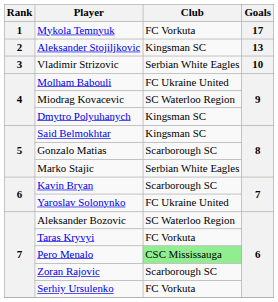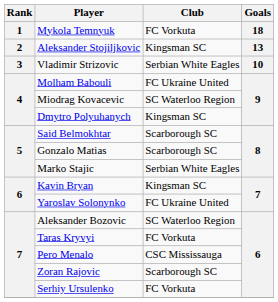(258, 30) 17 -> (258, 30) 18
(176, 133) Kingsman SC -> (181, 133) Scarborough SC
(181, 185) Scarborough SC -> (176, 185) Kingsman SC
(184, 254) lightgreen background -> (184, 254) no background
